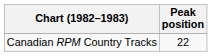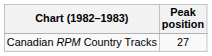(183, 42) 22 -> (183, 42) 27
